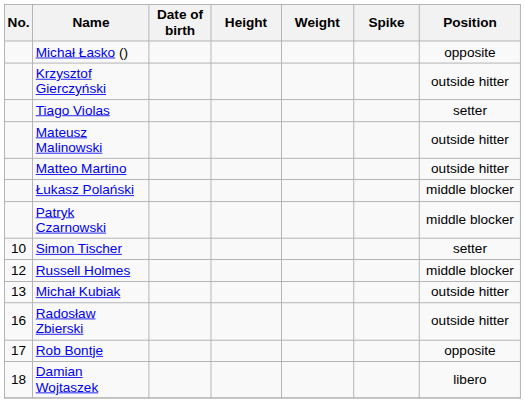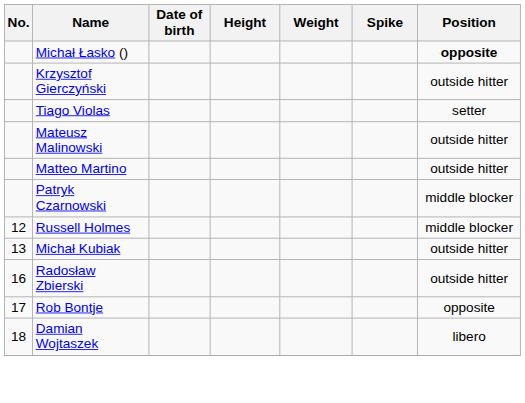(470, 52) normal -> (469, 52) bold
- row: (85, 190)
- row: (79, 249)
